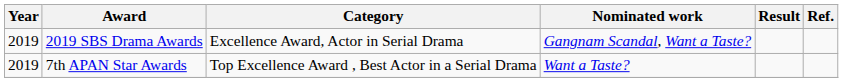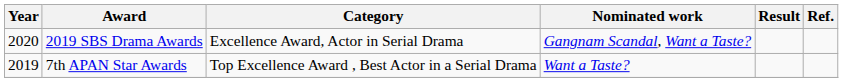(23, 41) 2019 -> (23, 41) 2020
